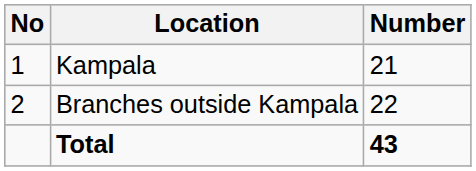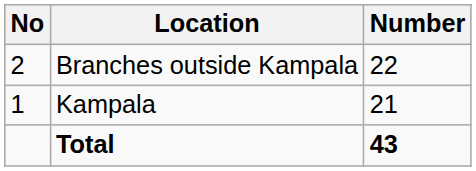rows swapped: (106, 64) <-> (207, 104)
